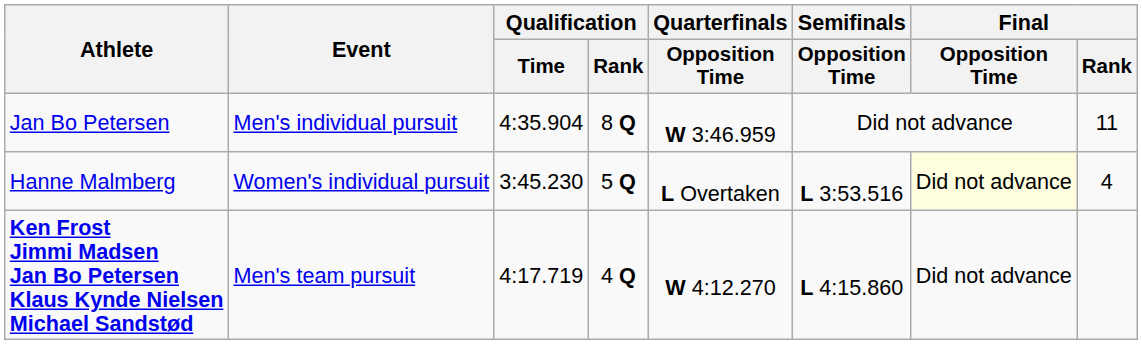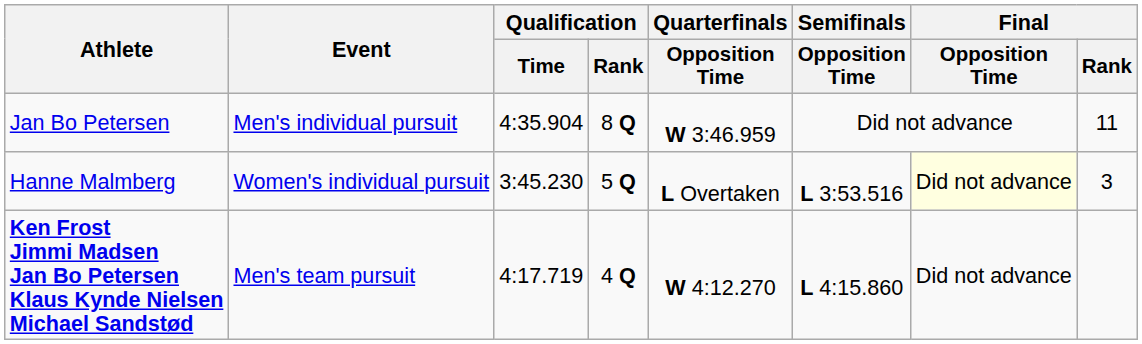(1107, 181) 4 -> (1107, 181) 3
